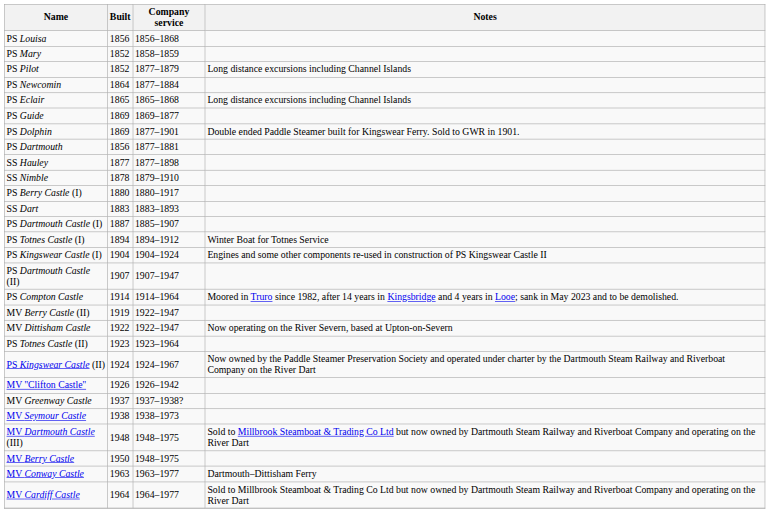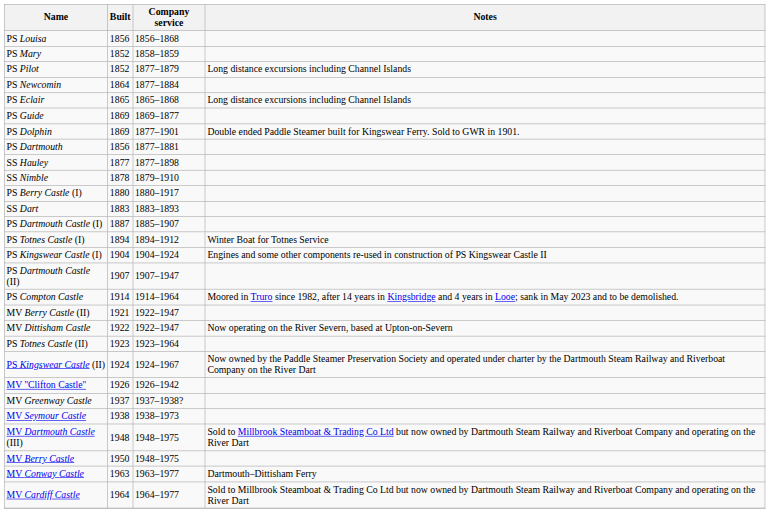(120, 312) 1919 -> (120, 312) 1921
